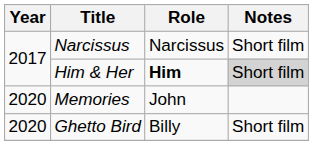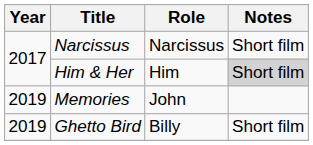(165, 72) bold -> (164, 72) normal
(28, 99) 2020 -> (28, 99) 2019
(28, 126) 2020 -> (28, 126) 2019
